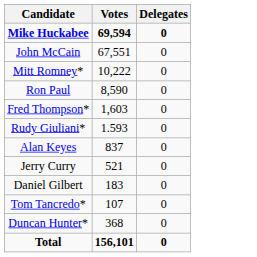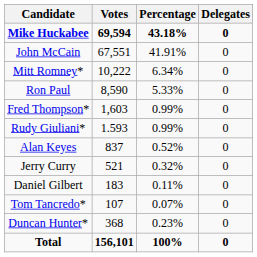+ column: (168, 14)
